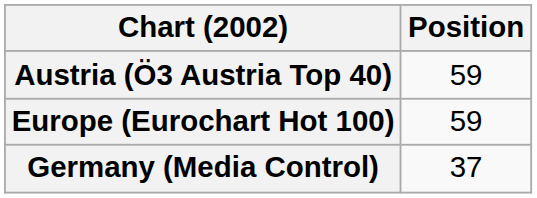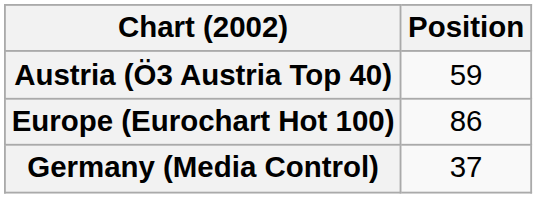(466, 121) 59 -> (466, 121) 86
